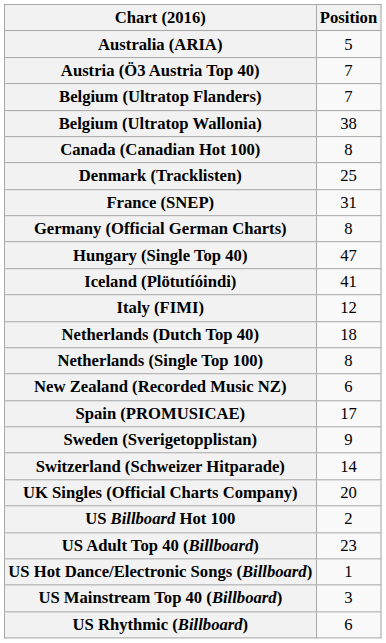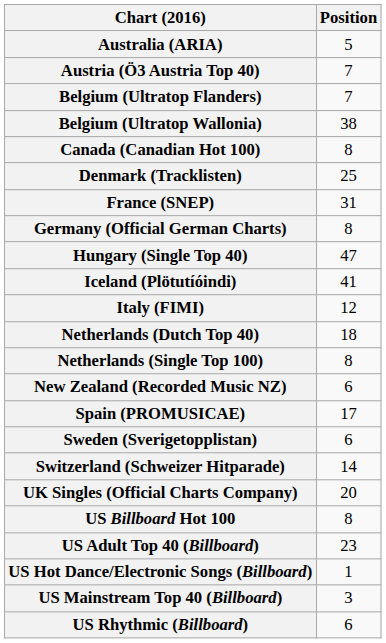(349, 439) 9 -> (349, 439) 6
(349, 519) 2 -> (349, 519) 8
